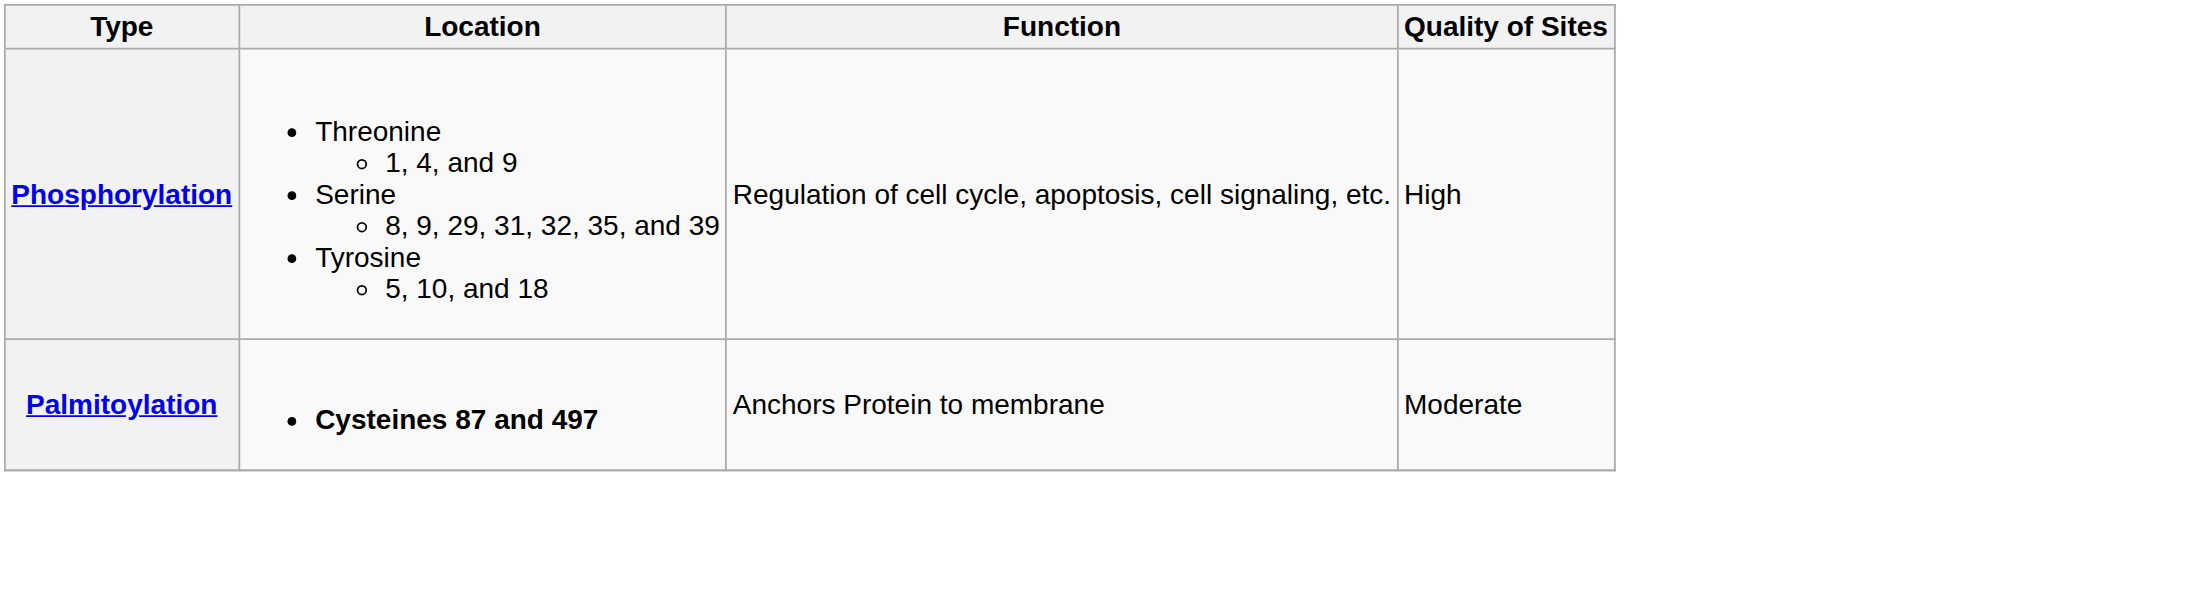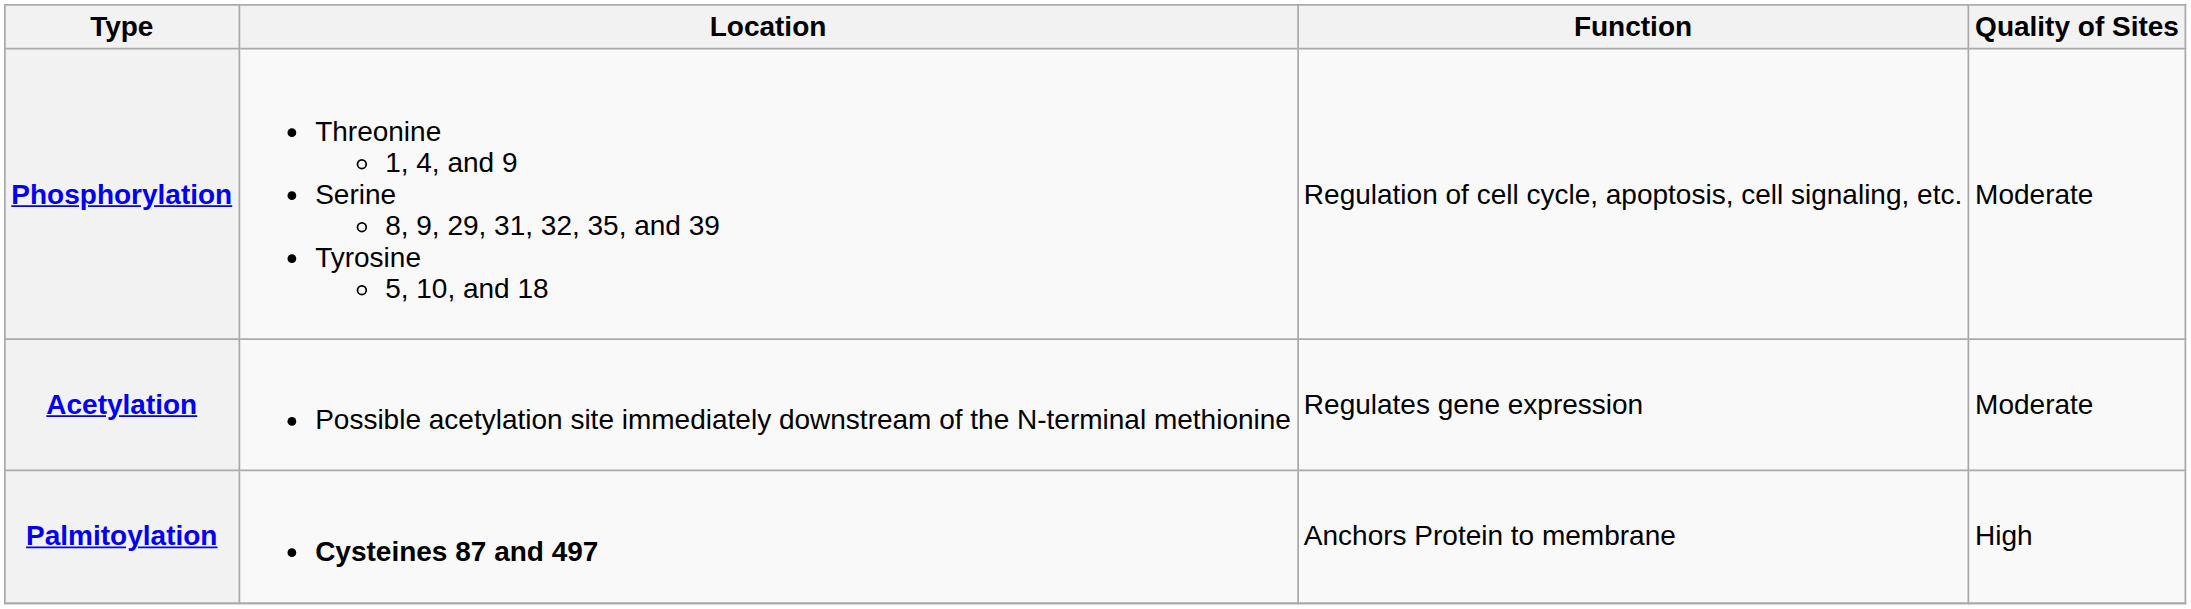(1433, 193) High -> (2034, 193) Moderate
+ row: (122, 404)
(1463, 404) Moderate -> (2004, 536) High
